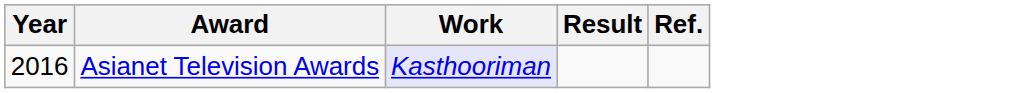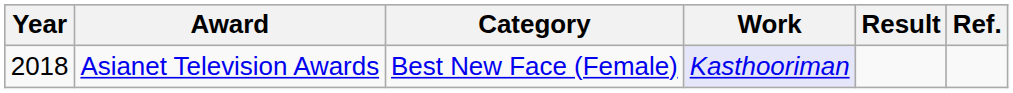+ column: (534, 25)
(40, 66) 2016 -> (40, 66) 2018
